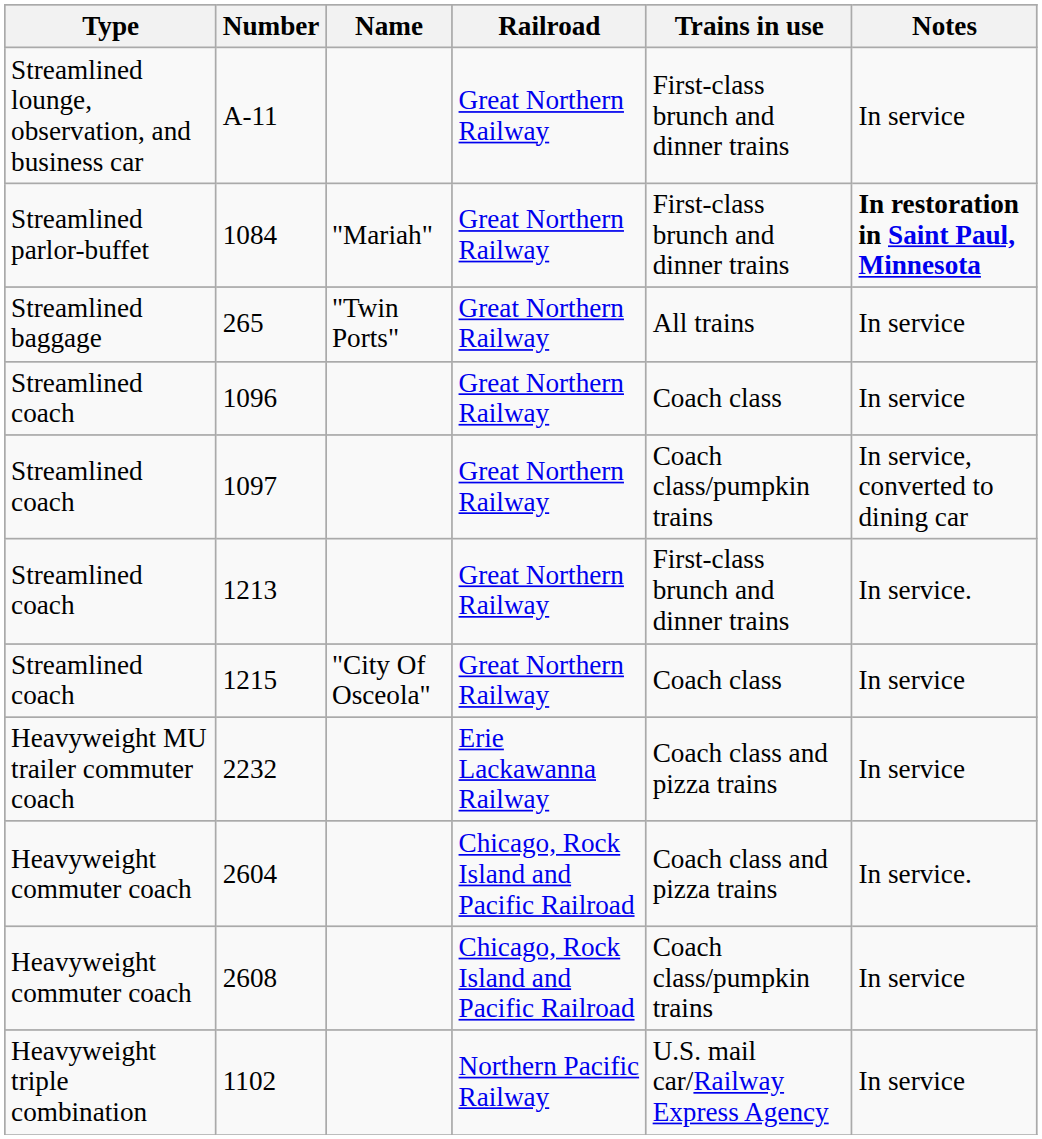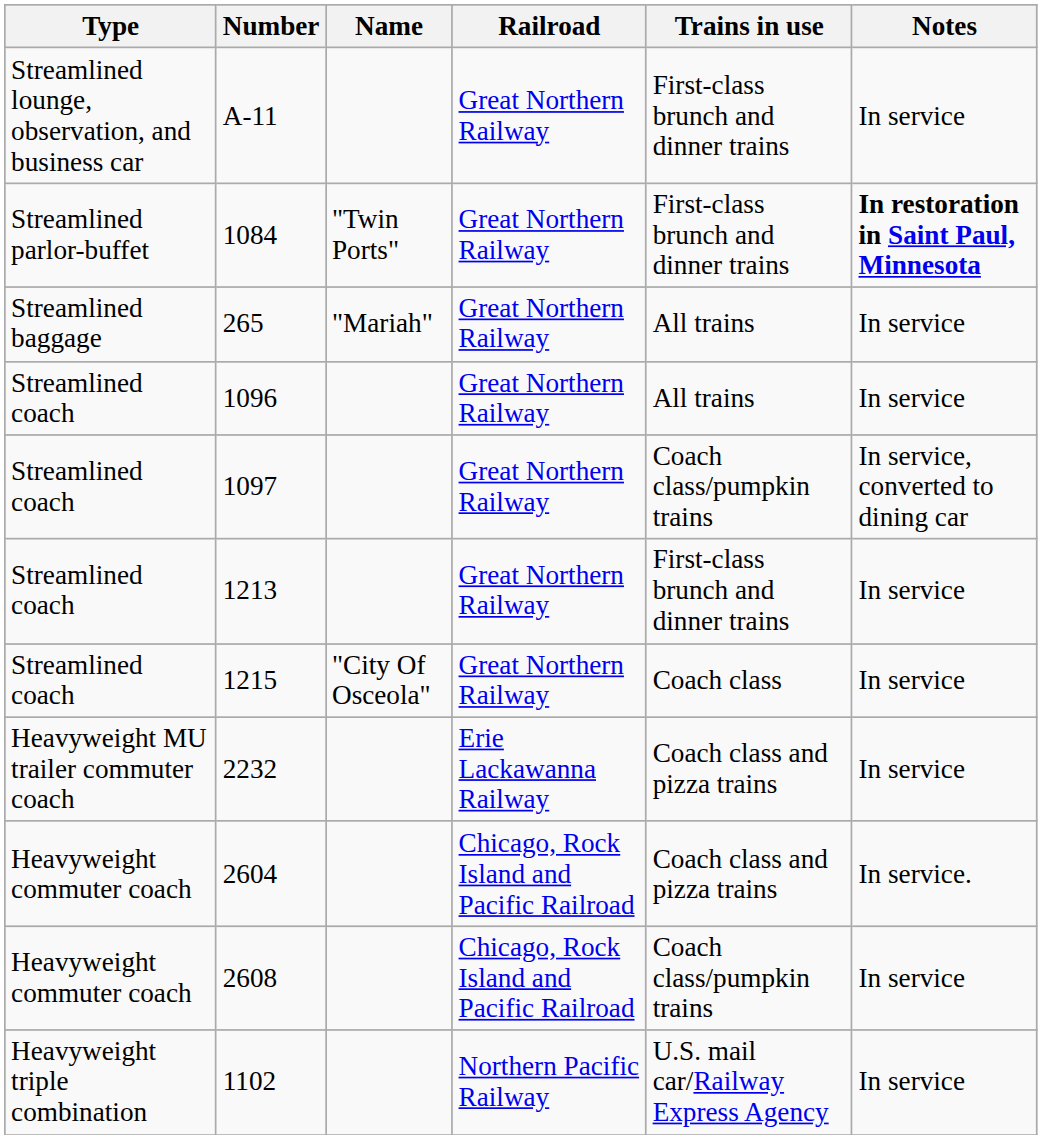(382, 234) "Mariah" -> (366, 234) "Twin Ports"
(366, 323) "Twin Ports" -> (382, 323) "Mariah"
(717, 397) Coach class -> (704, 397) All trains
(915, 590) In service. -> (912, 590) In service
